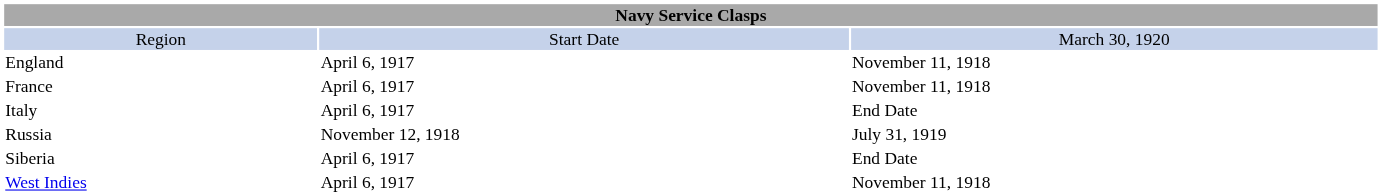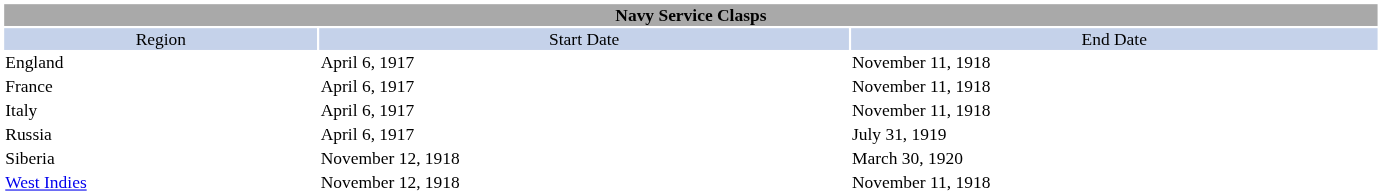(1114, 39) March 30, 1920 -> (1114, 39) End Date
(885, 110) End Date -> (921, 110) November 11, 1918
(390, 134) November 12, 1918 -> (367, 134) April 6, 1917
(367, 158) April 6, 1917 -> (390, 158) November 12, 1918
(885, 158) End Date -> (907, 158) March 30, 1920
(367, 182) April 6, 1917 -> (390, 182) November 12, 1918
